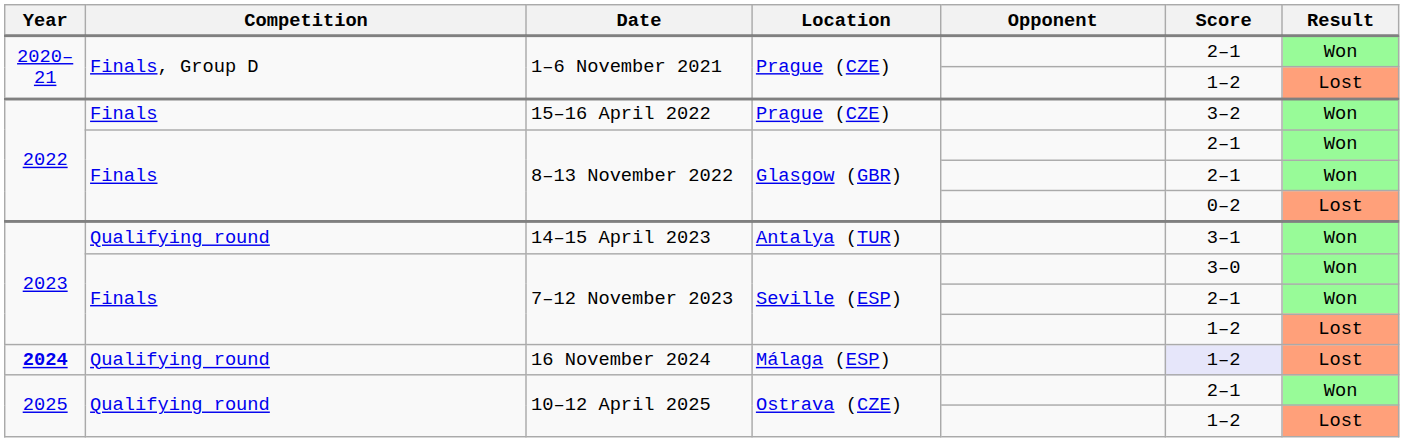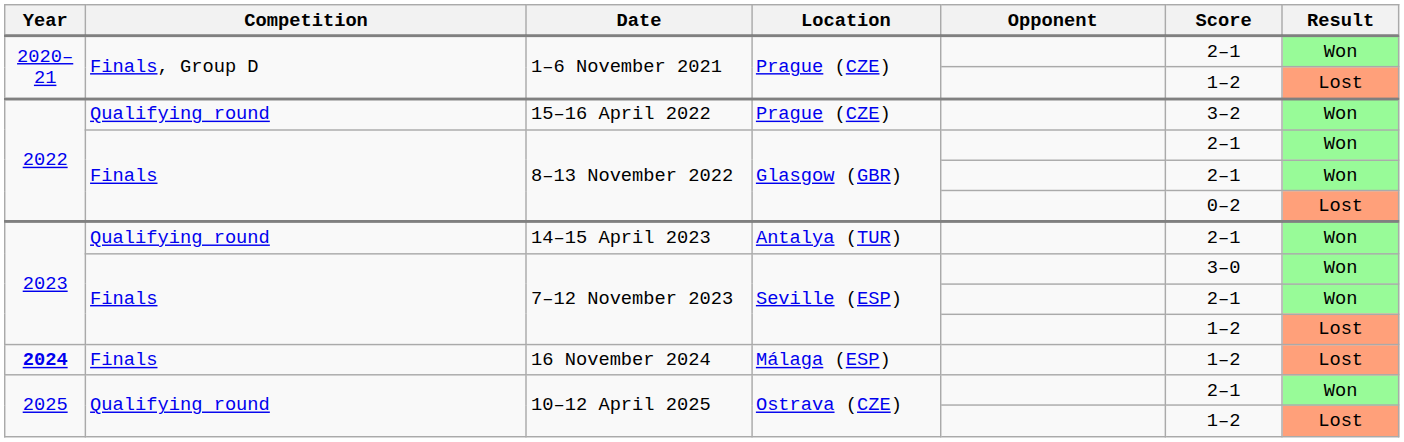(124, 114) Finals -> (180, 114) Qualifying round
(1224, 238) 3–1 -> (1224, 238) 2–1
(180, 360) Qualifying round -> (124, 360) Finals
(1224, 360) lavender background -> (1224, 360) no background
